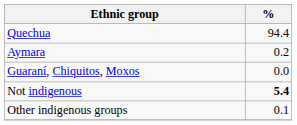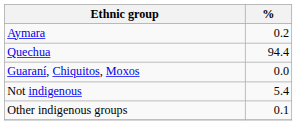rows swapped: (29, 33) <-> (26, 52)
(281, 91) bold -> (281, 91) normal
